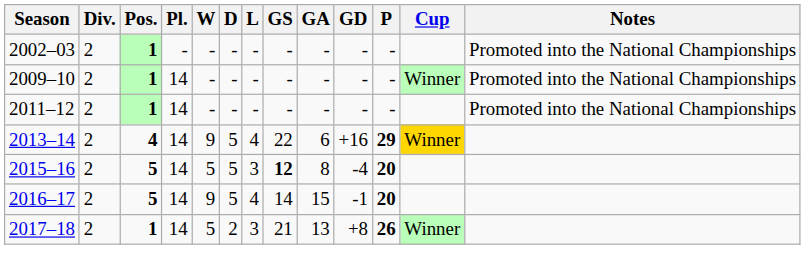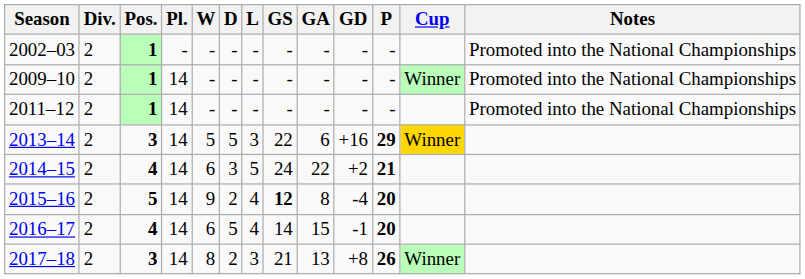(153, 139) 4 -> (153, 139) 3
(211, 139) 9 -> (211, 139) 5
(254, 139) 4 -> (254, 139) 3
+ row: (42, 169)
(211, 169) 5 -> (211, 199) 9
(233, 169) 5 -> (233, 199) 2
(254, 169) 3 -> (254, 199) 4
(153, 199) 5 -> (153, 229) 4
(211, 199) 9 -> (211, 229) 6
(153, 229) 1 -> (153, 259) 3
(211, 229) 5 -> (211, 259) 8
